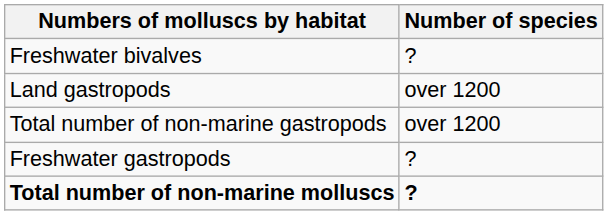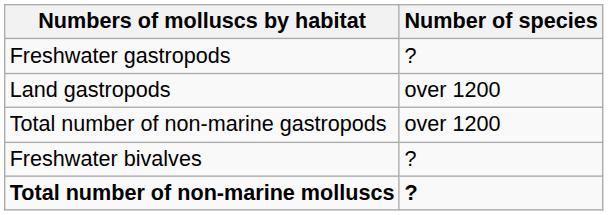rows swapped: (120, 158) <-> (106, 55)
